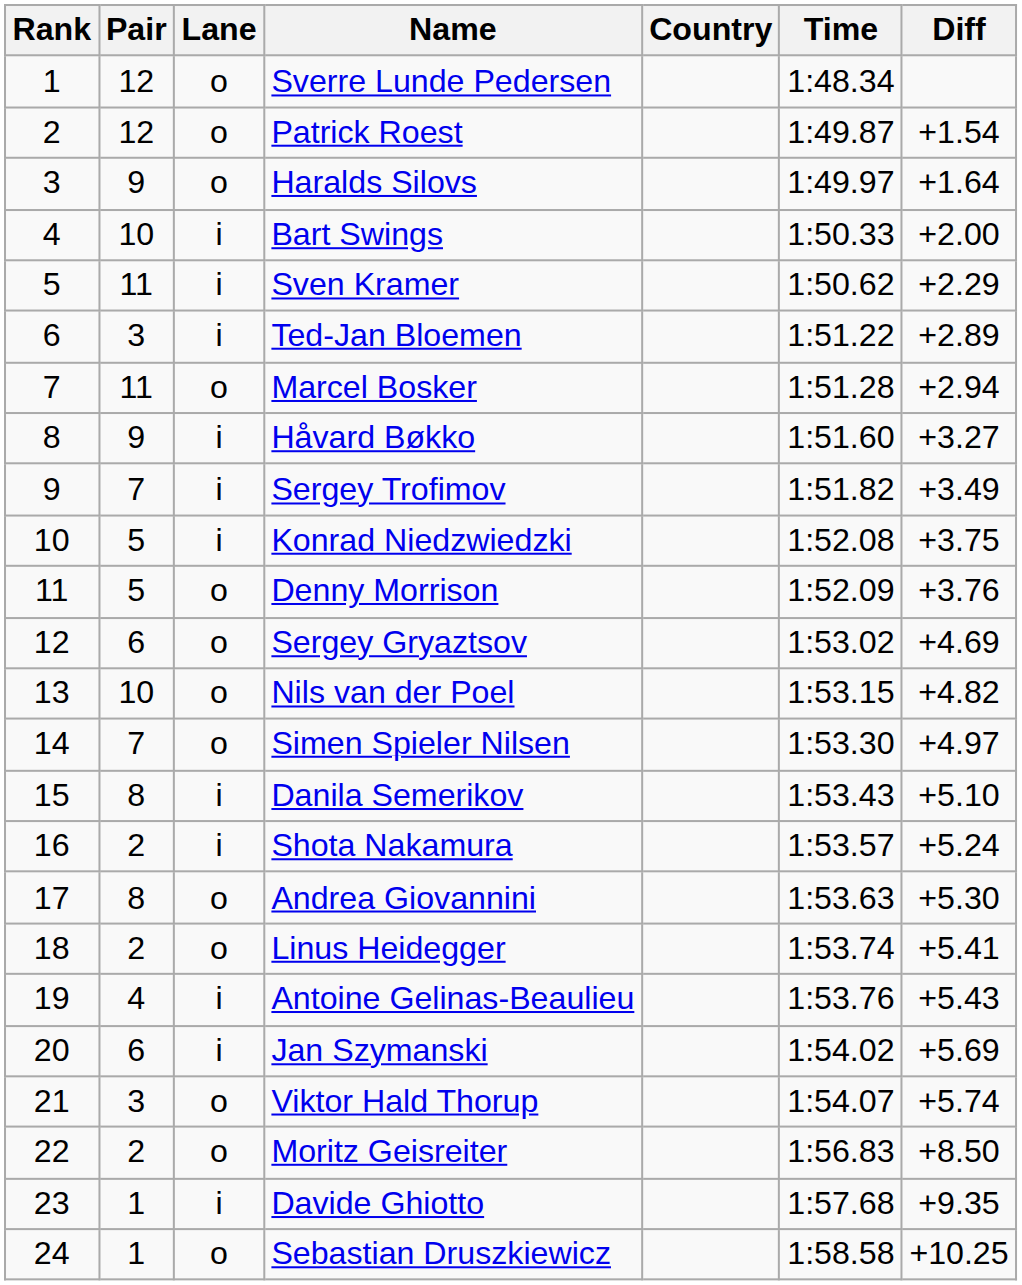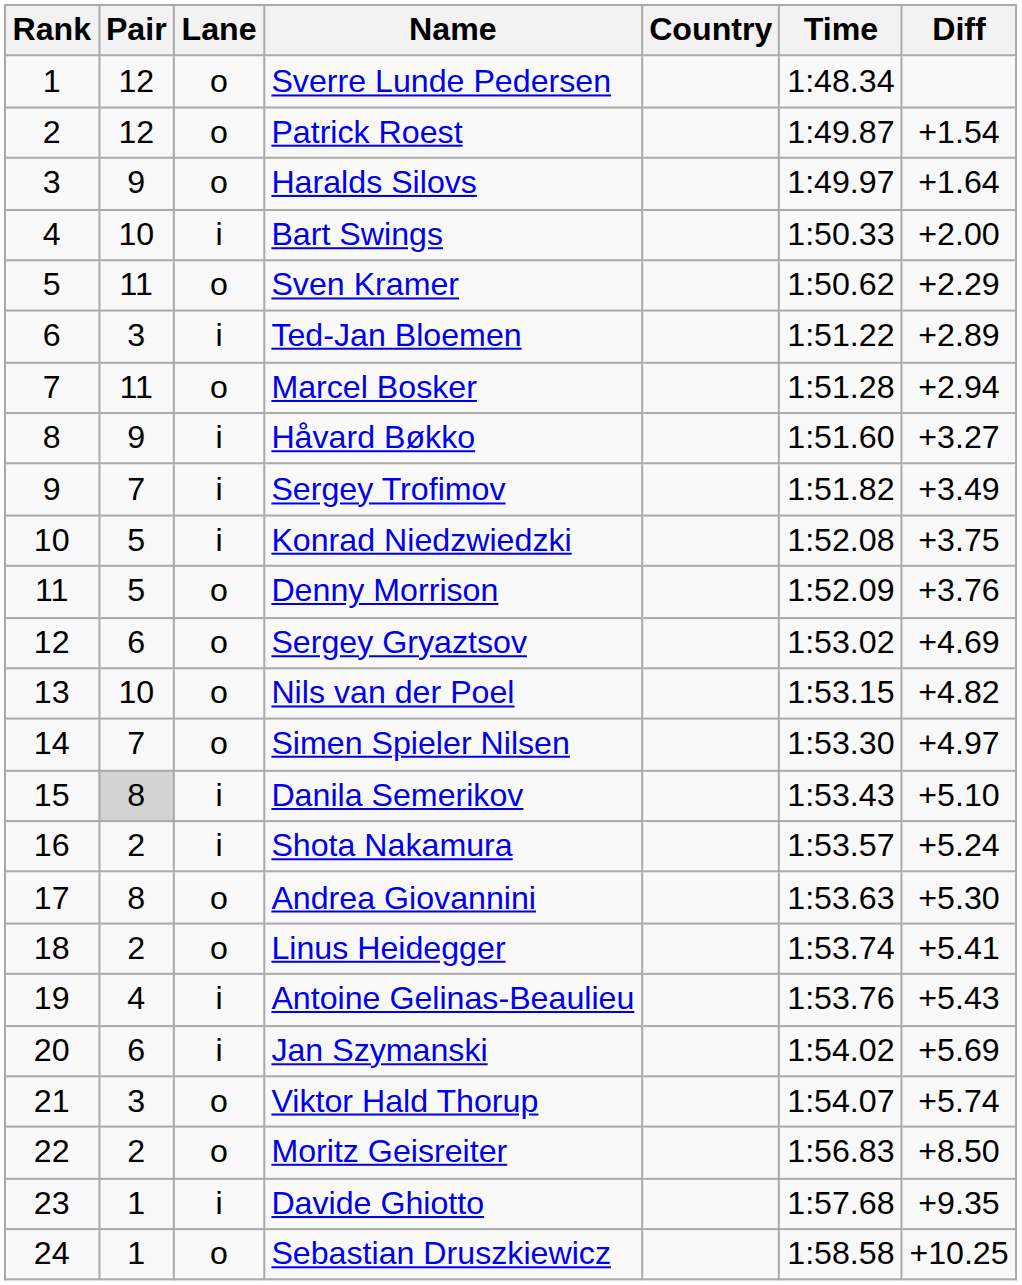(219, 285) i -> (219, 285) o
(136, 795) no background -> (136, 795) lightgrey background
